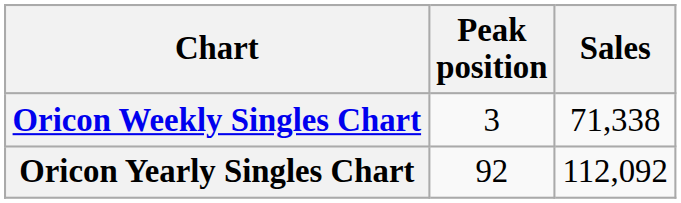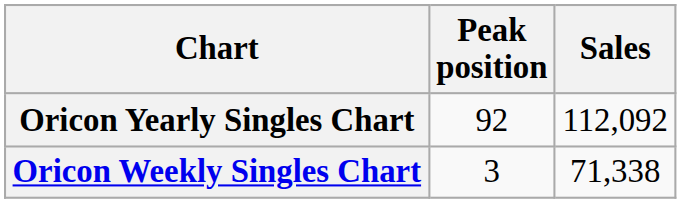rows swapped: (217, 119) <-> (217, 171)
